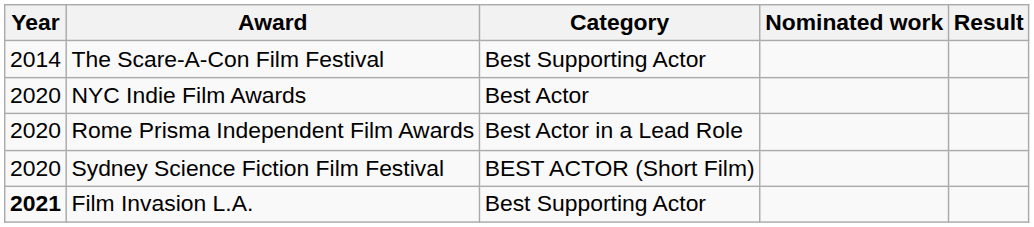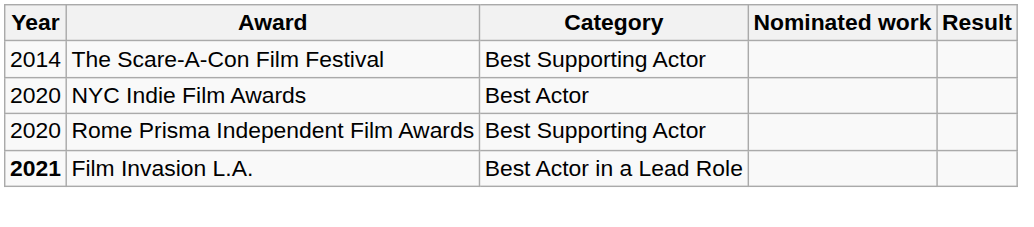(614, 131) Best Actor in a Lead Role -> (595, 131) Best Supporting Actor
- row: (258, 167)
(595, 204) Best Supporting Actor -> (614, 167) Best Actor in a Lead Role
